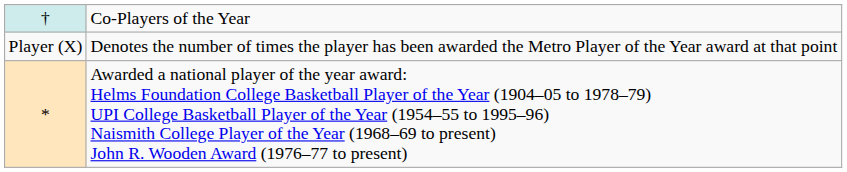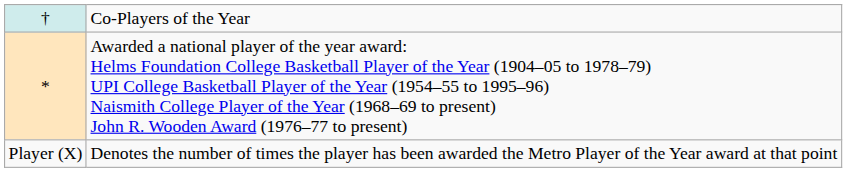rows swapped: (46, 113) <-> (46, 46)
